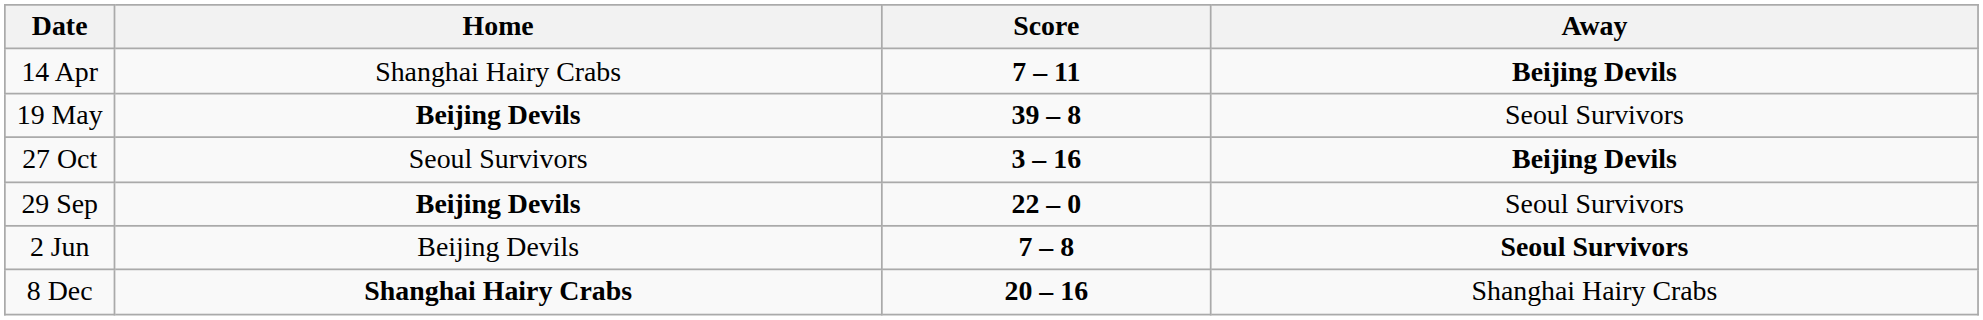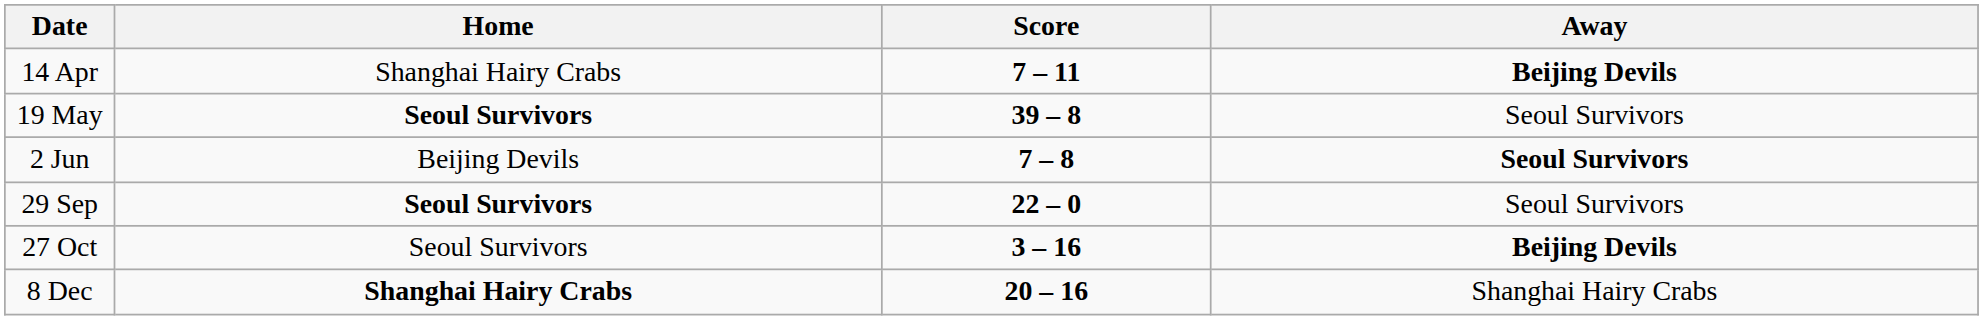(498, 114) Beijing Devils -> (498, 114) Seoul Survivors
rows swapped: (60, 247) <-> (60, 159)
(498, 203) Beijing Devils -> (498, 203) Seoul Survivors
